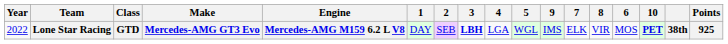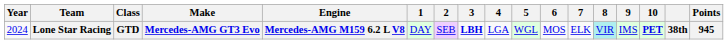columns swapped: (626, 12) <-> (552, 12)
(17, 30) 2022 -> (17, 30) 2024
(601, 30) no background -> (605, 30) paleturquoise background
(706, 30) 925 -> (706, 30) 945
